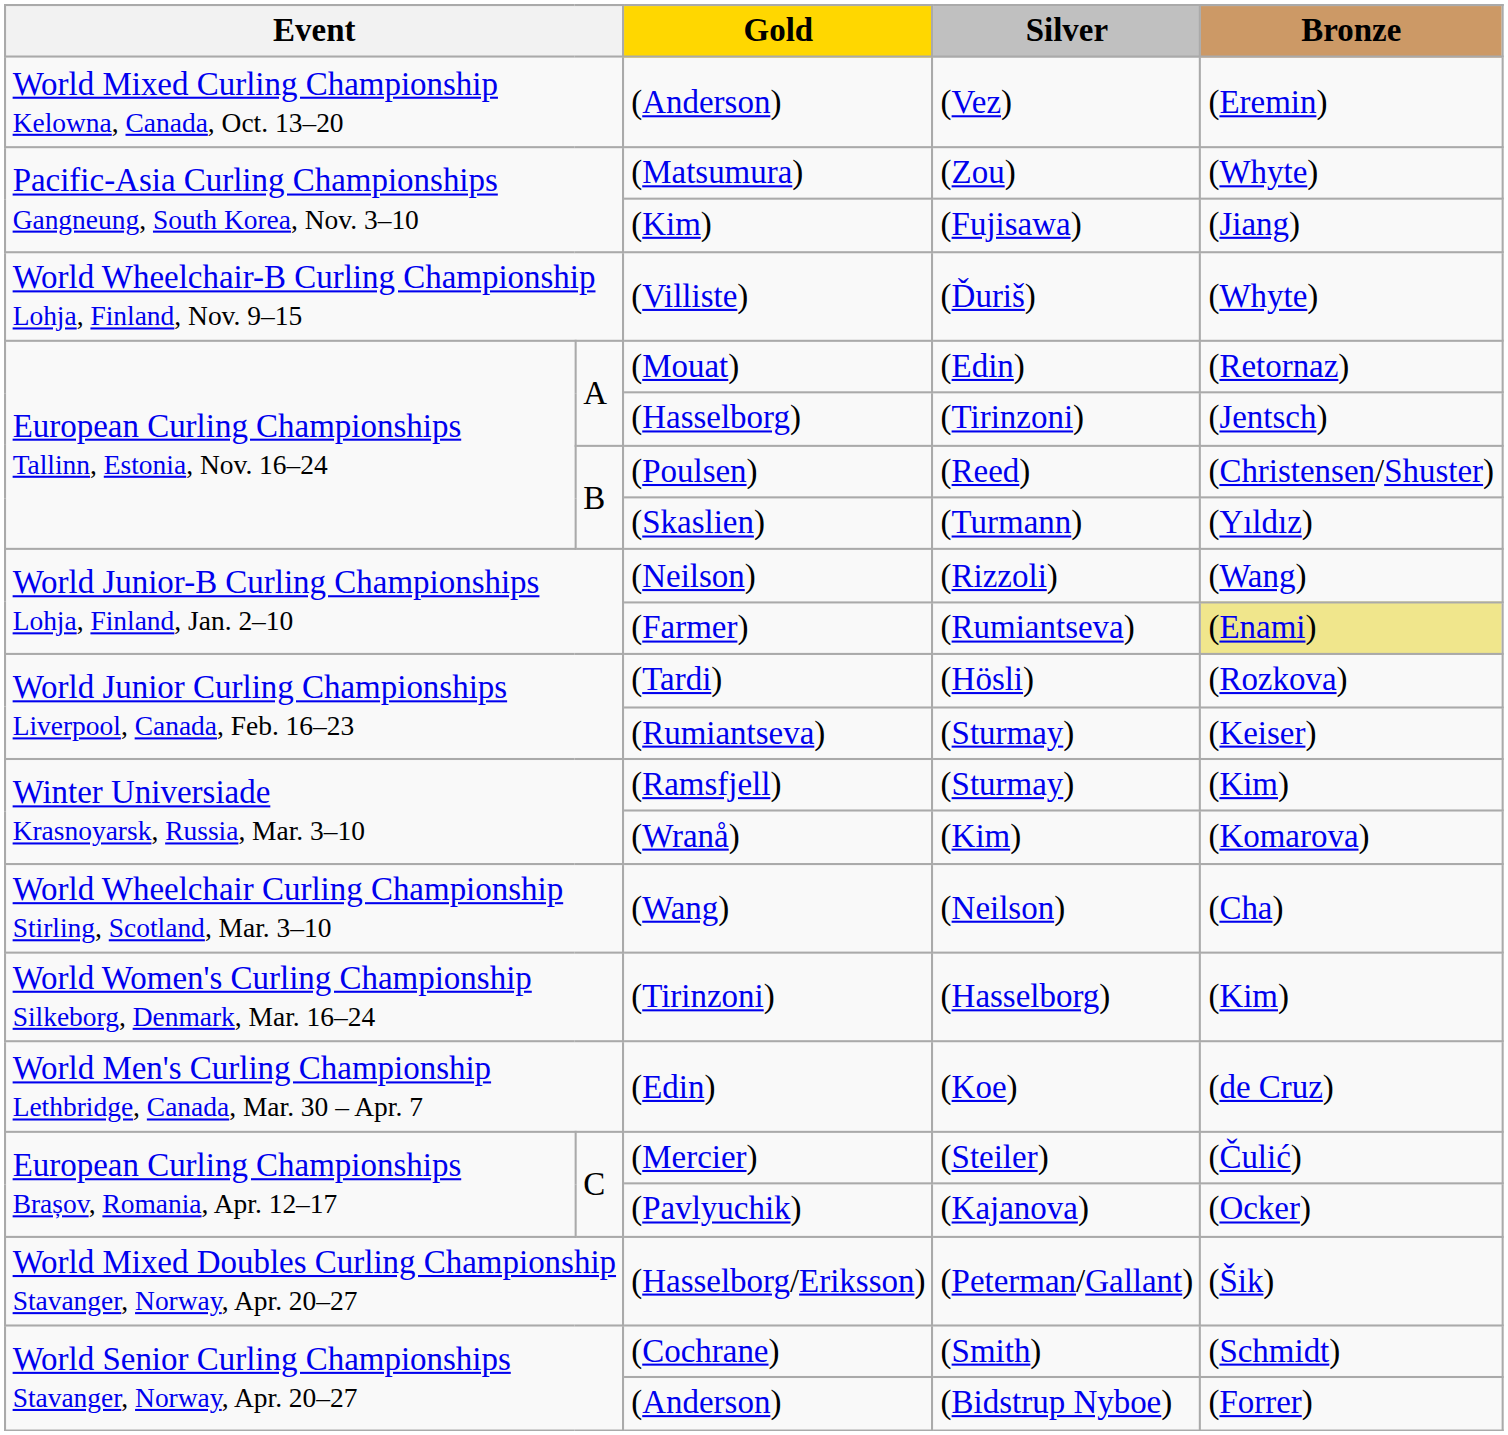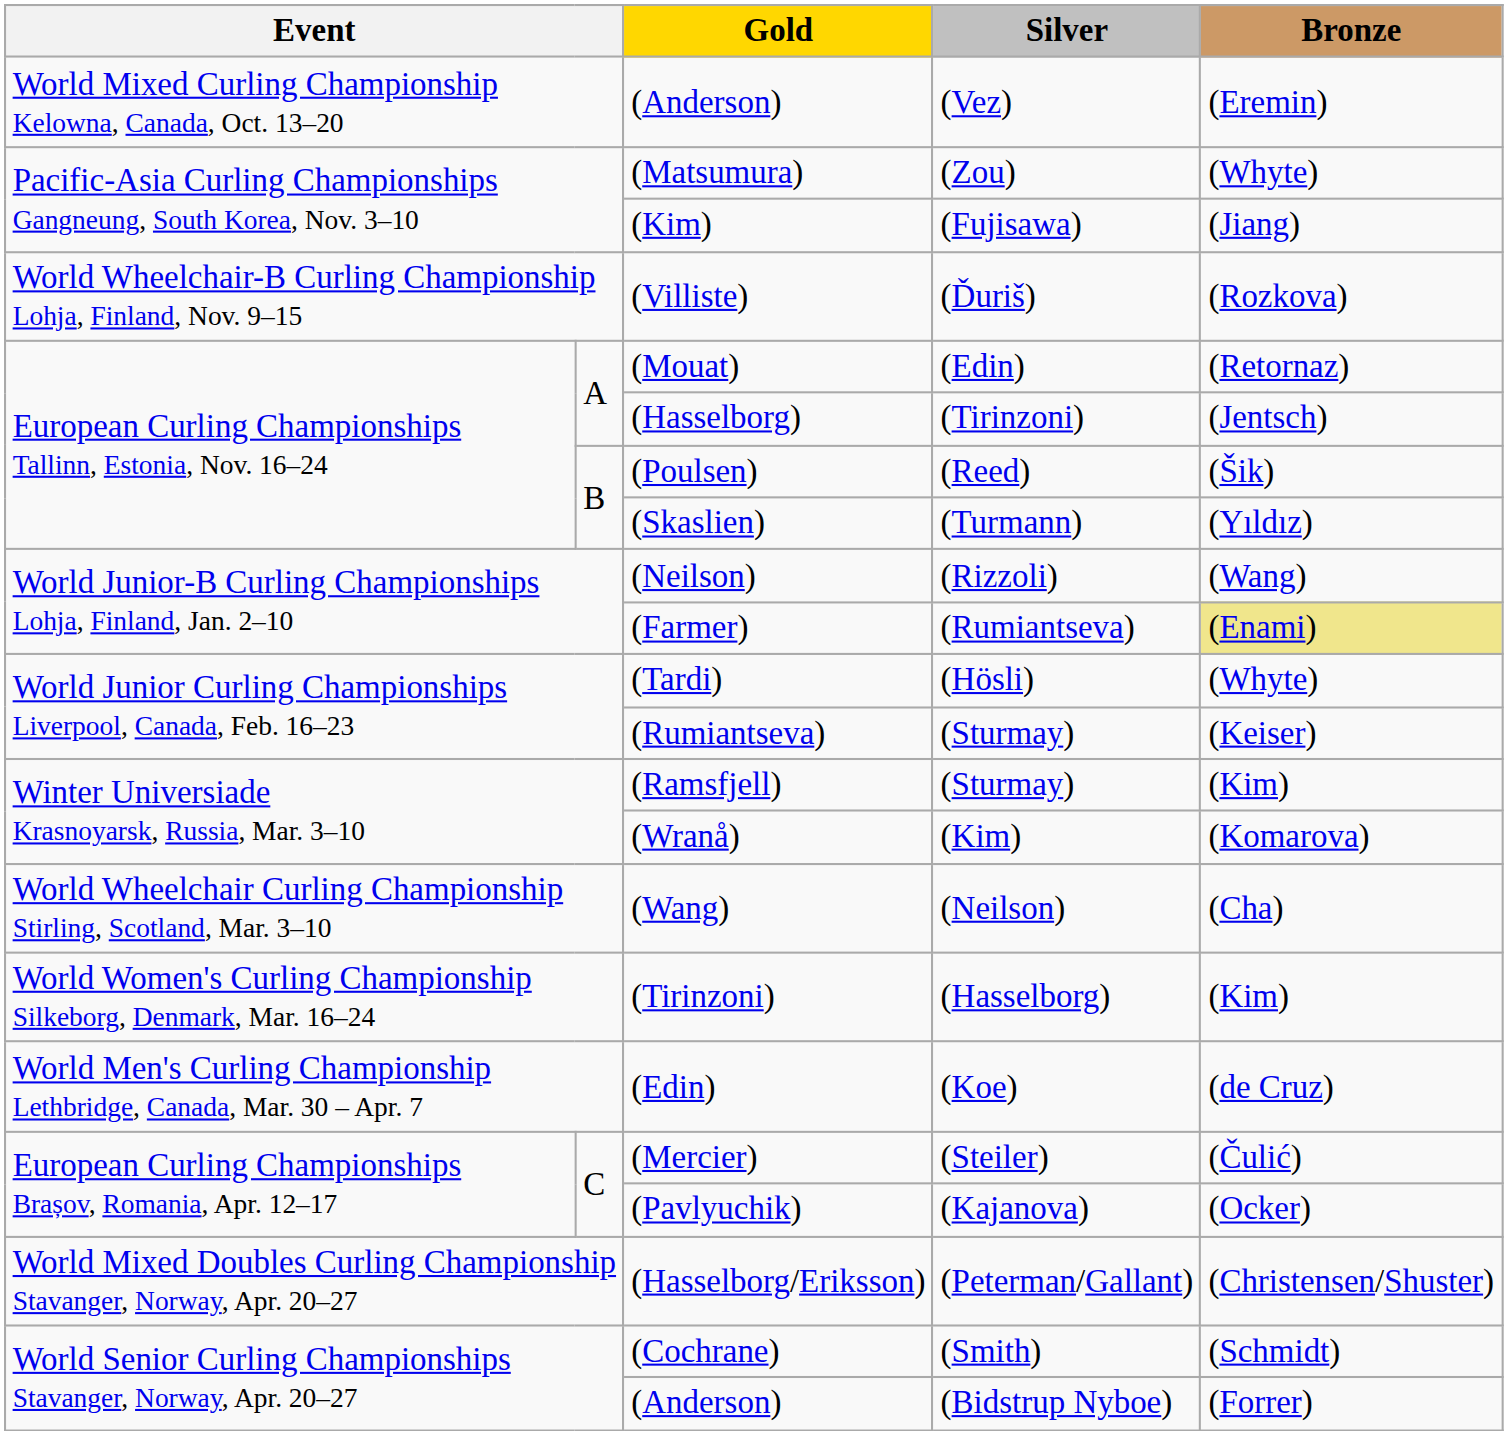(1263, 295) (Whyte) -> (1278, 295) (Rozkova)
(1351, 470) (Christensen/Shuster) -> (1241, 470) (Šik)
(1278, 679) (Rozkova) -> (1263, 679) (Whyte)
(1241, 1280) (Šik) -> (1351, 1280) (Christensen/Shuster)
